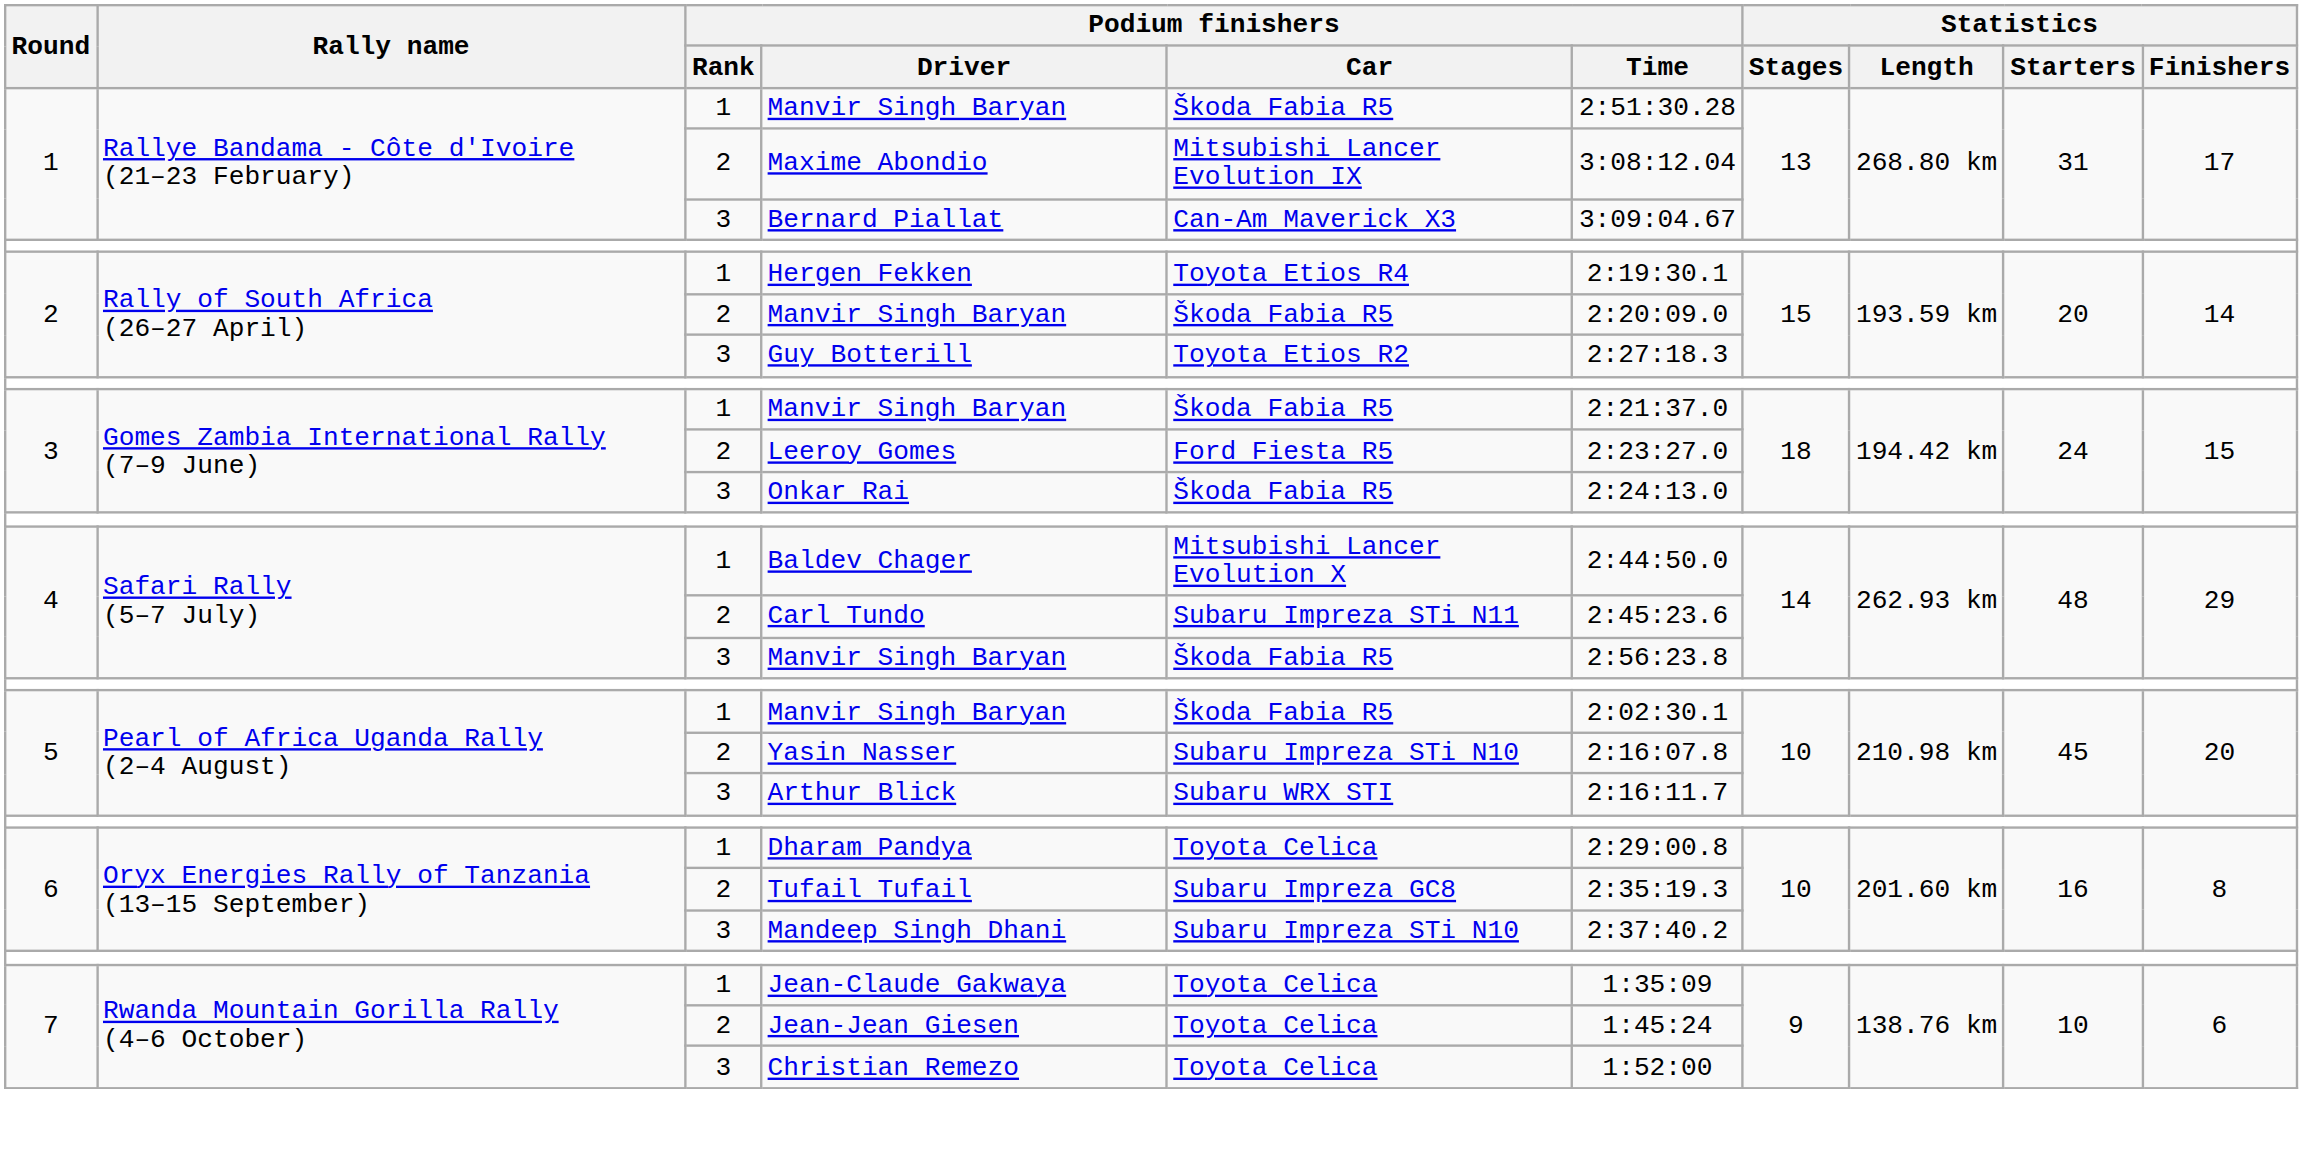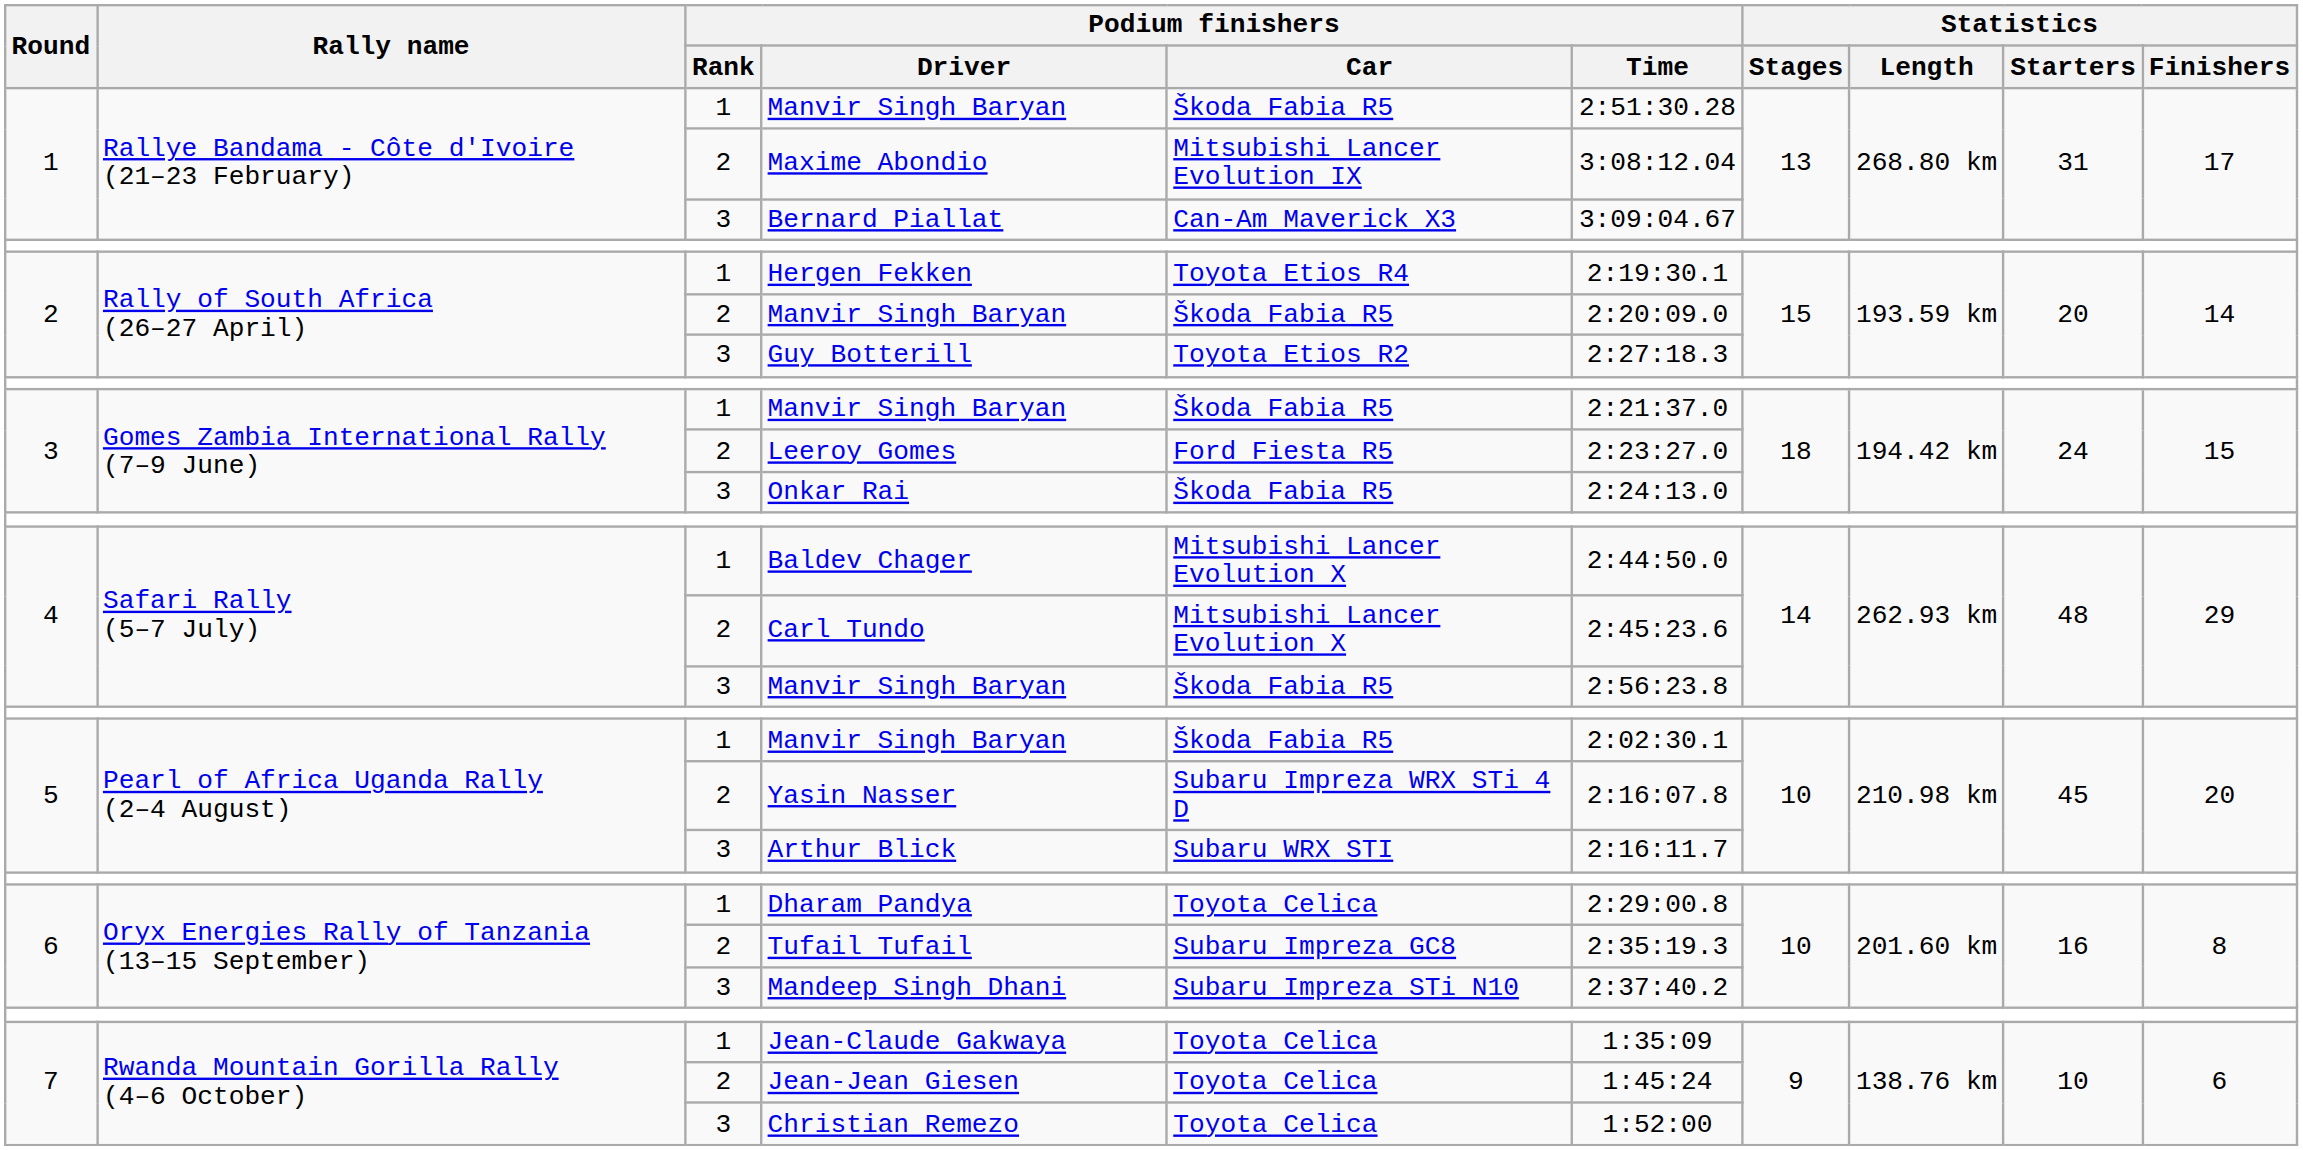(1346, 616) Subaru Impreza STi N11 -> (1307, 630) Mitsubishi Lancer Evolution X
(1346, 753) Subaru Impreza STi N10 -> (1362, 795) Subaru Impreza WRX STi 4 D
